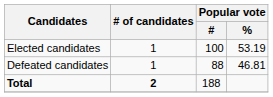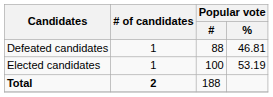rows swapped: (54, 48) <-> (58, 65)
